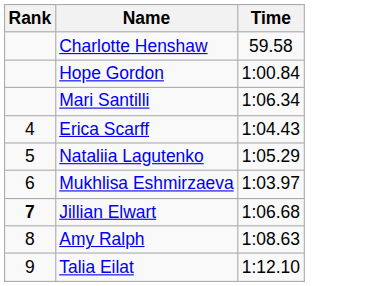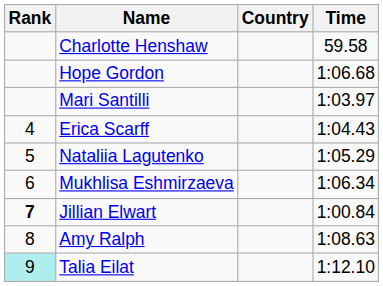+ column: (275, 18)
(271, 73) 1:00.84 -> (346, 73) 1:06.68
(271, 101) 1:06.34 -> (346, 101) 1:03.97
(271, 184) 1:03.97 -> (346, 184) 1:06.34
(271, 211) 1:06.68 -> (346, 211) 1:00.84
(30, 267) no background -> (30, 267) paleturquoise background
